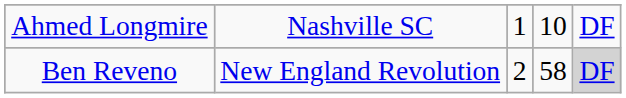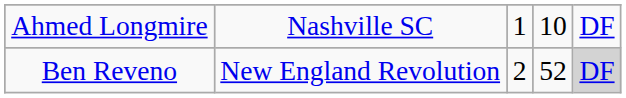(553, 69) 58 -> (553, 69) 52
